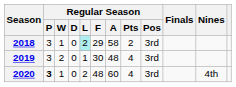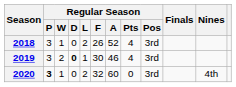(85, 43) paleturquoise background -> (85, 43) no background
(98, 43) 29 -> (98, 43) 26
(113, 43) 58 -> (113, 43) 52
(131, 43) 2 -> (131, 43) 4
(74, 58) normal -> (74, 58) bold
(113, 58) 48 -> (113, 58) 46
(98, 74) 48 -> (98, 74) 32
(131, 74) 4 -> (131, 74) 0
